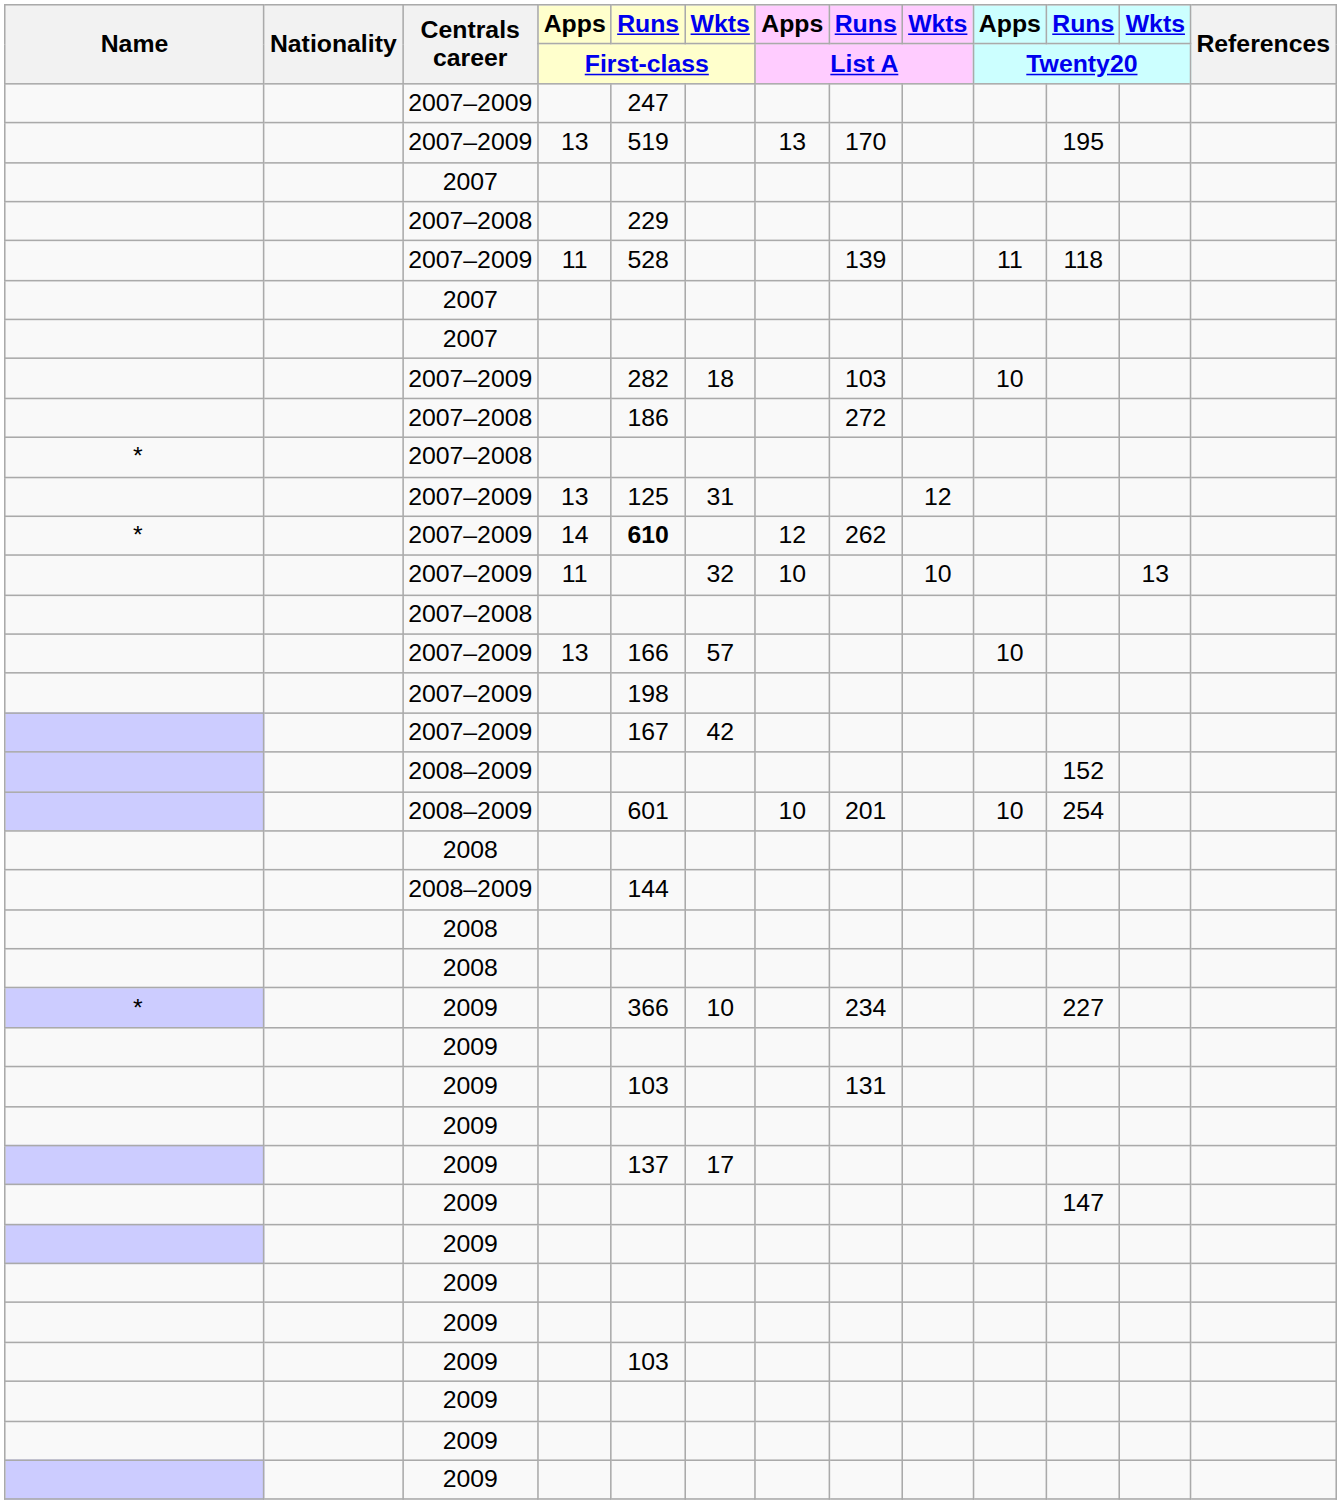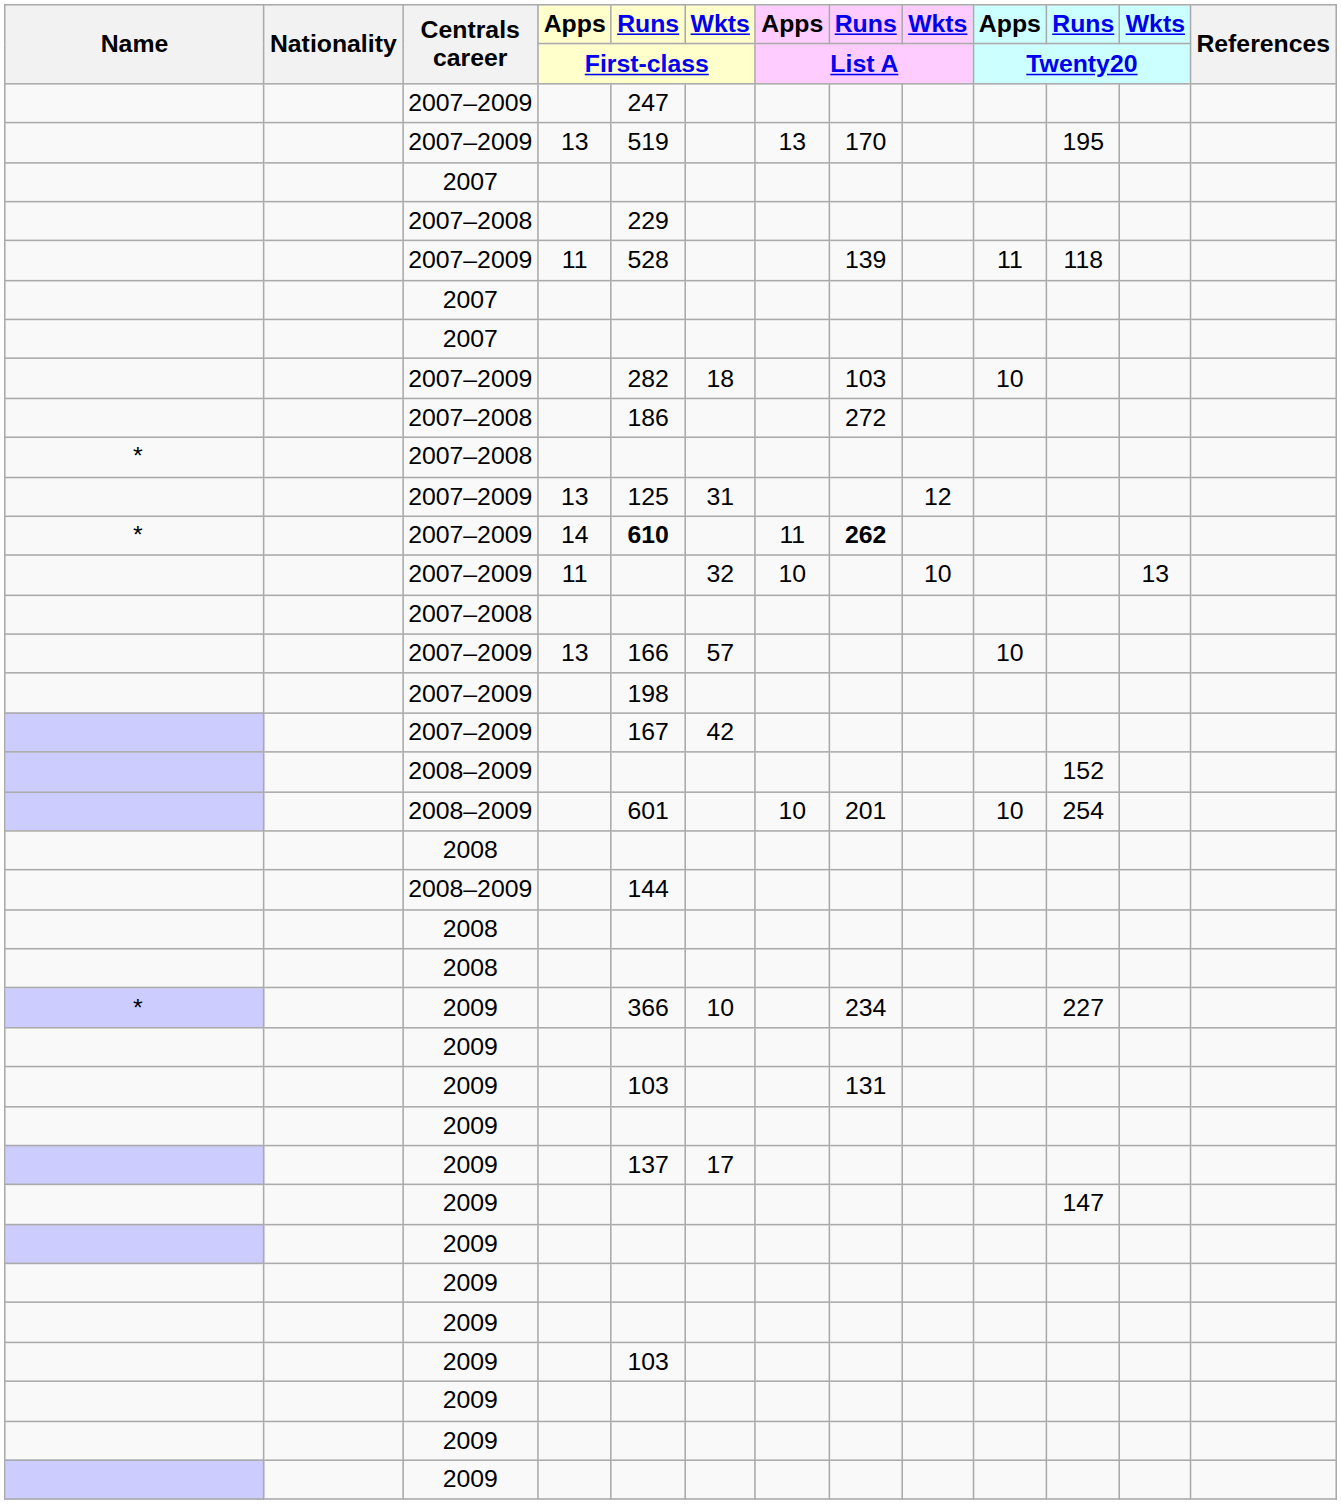(792, 535) 12 -> (792, 535) 11
(866, 535) normal -> (866, 535) bold
